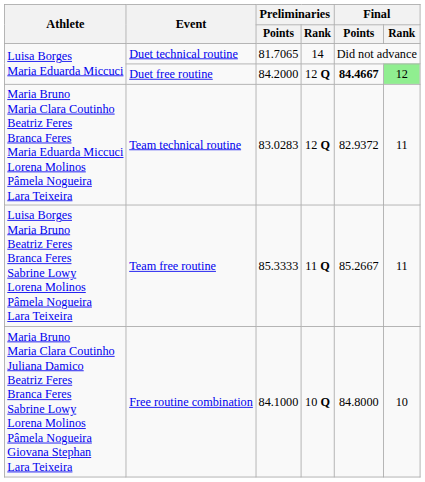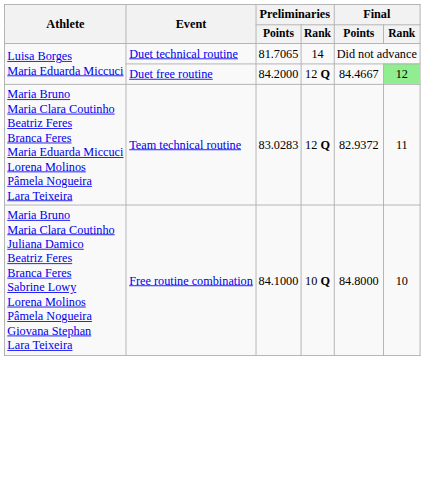(359, 74) bold -> (359, 74) normal
- row: (173, 266)
